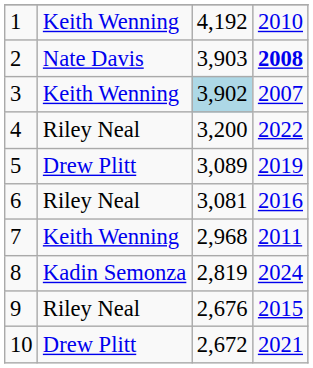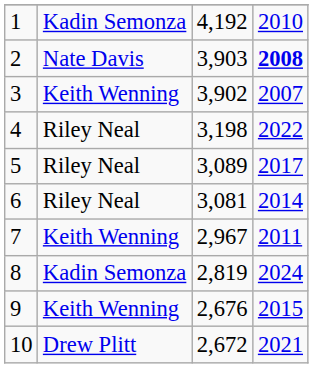(111, 22) Keith Wenning -> (115, 22) Kadin Semonza
(222, 93) lightblue background -> (222, 93) no background
(222, 129) 3,200 -> (222, 129) 3,198
(90, 165) Drew Plitt -> (91, 165) Riley Neal
(280, 165) 2019 -> (280, 165) 2017
(280, 201) 2016 -> (280, 201) 2014
(222, 237) 2,968 -> (222, 237) 2,967
(91, 308) Riley Neal -> (111, 308) Keith Wenning
